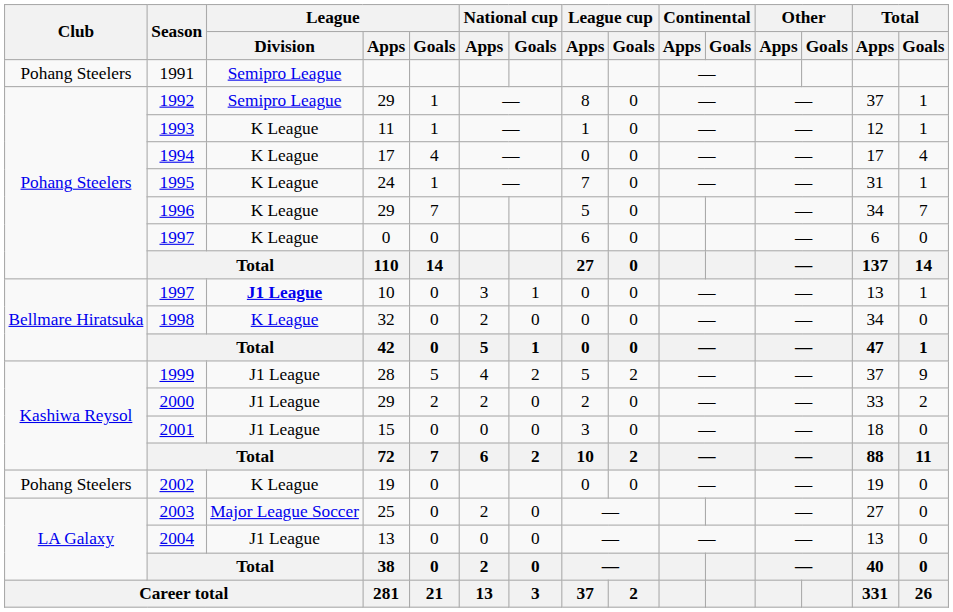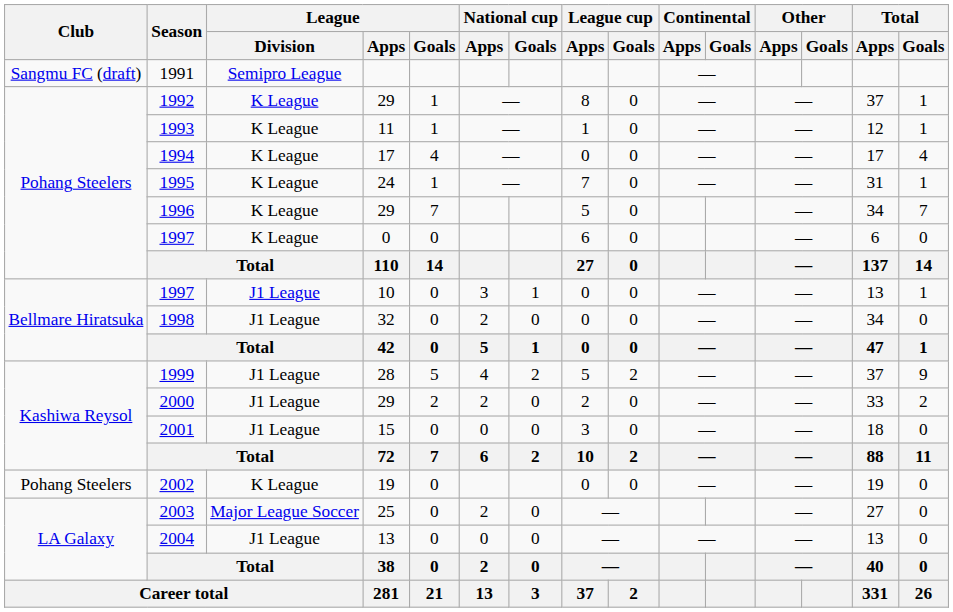(76, 73) Pohang Steelers -> (76, 73) Sangmu FC (draft)
(285, 100) Semipro League -> (285, 100) K League
(285, 292) bold -> (285, 292) normal
(285, 319) K League -> (285, 319) J1 League
